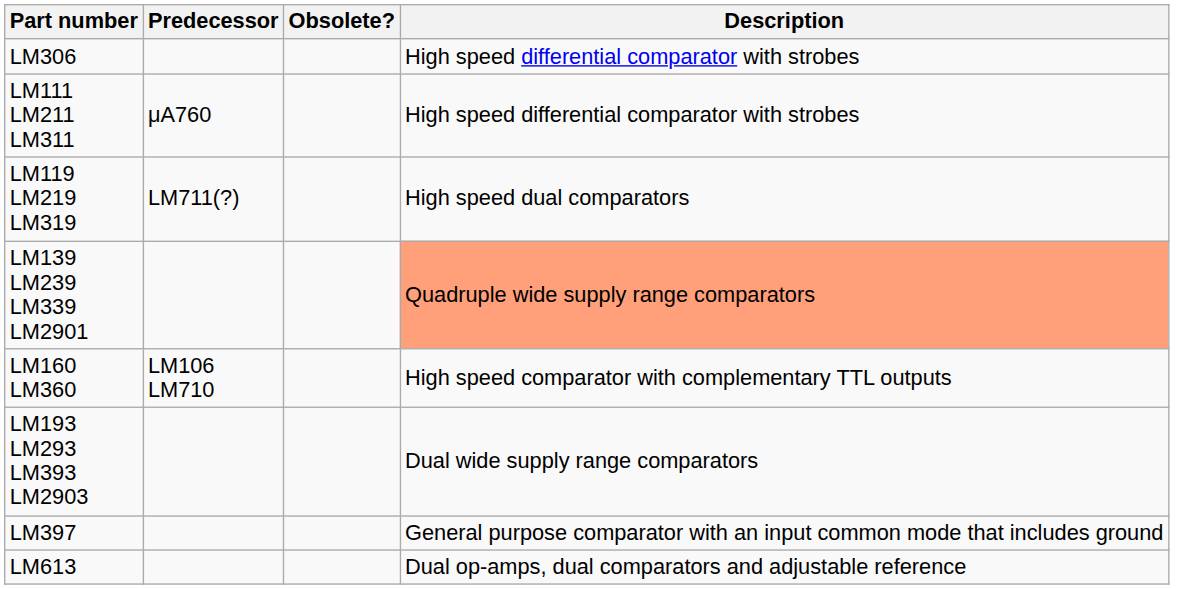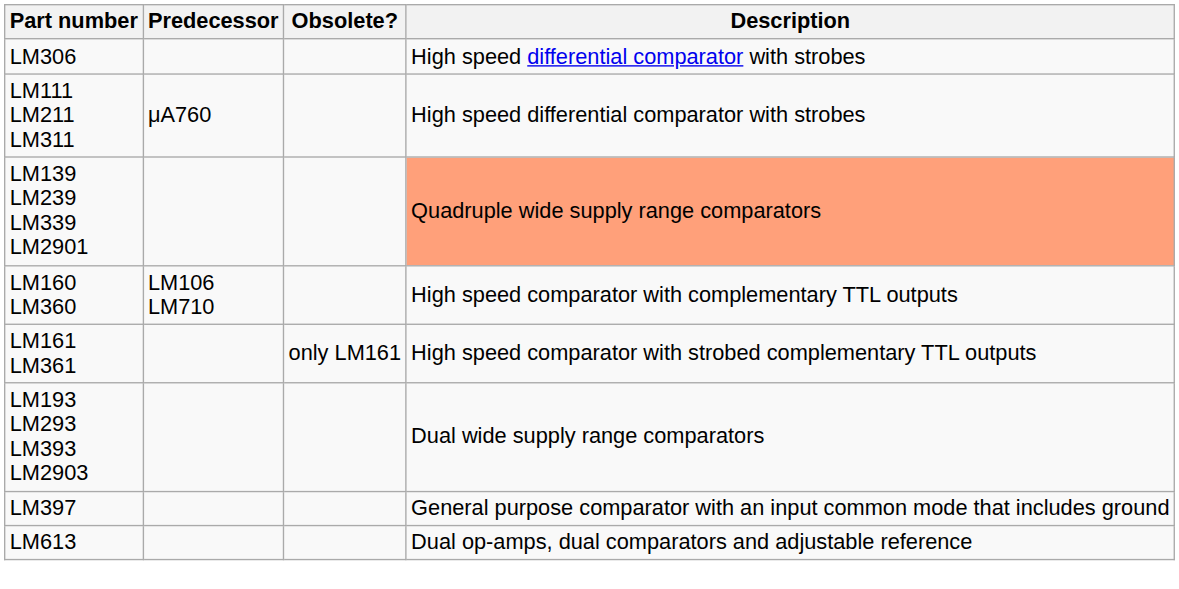- row: (43, 198)
+ row: (43, 353)
